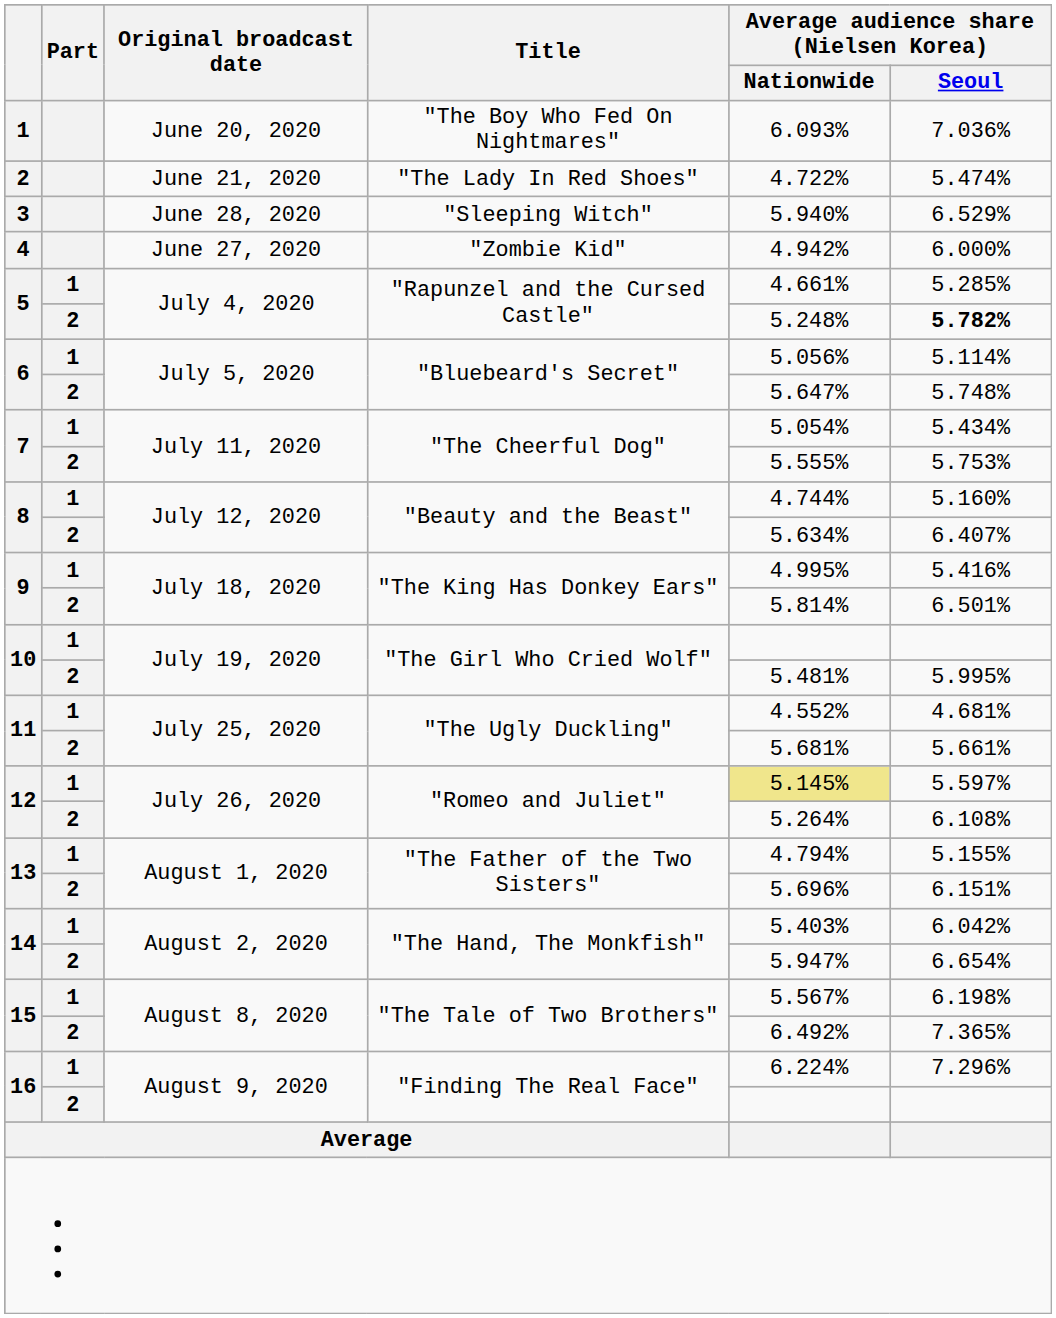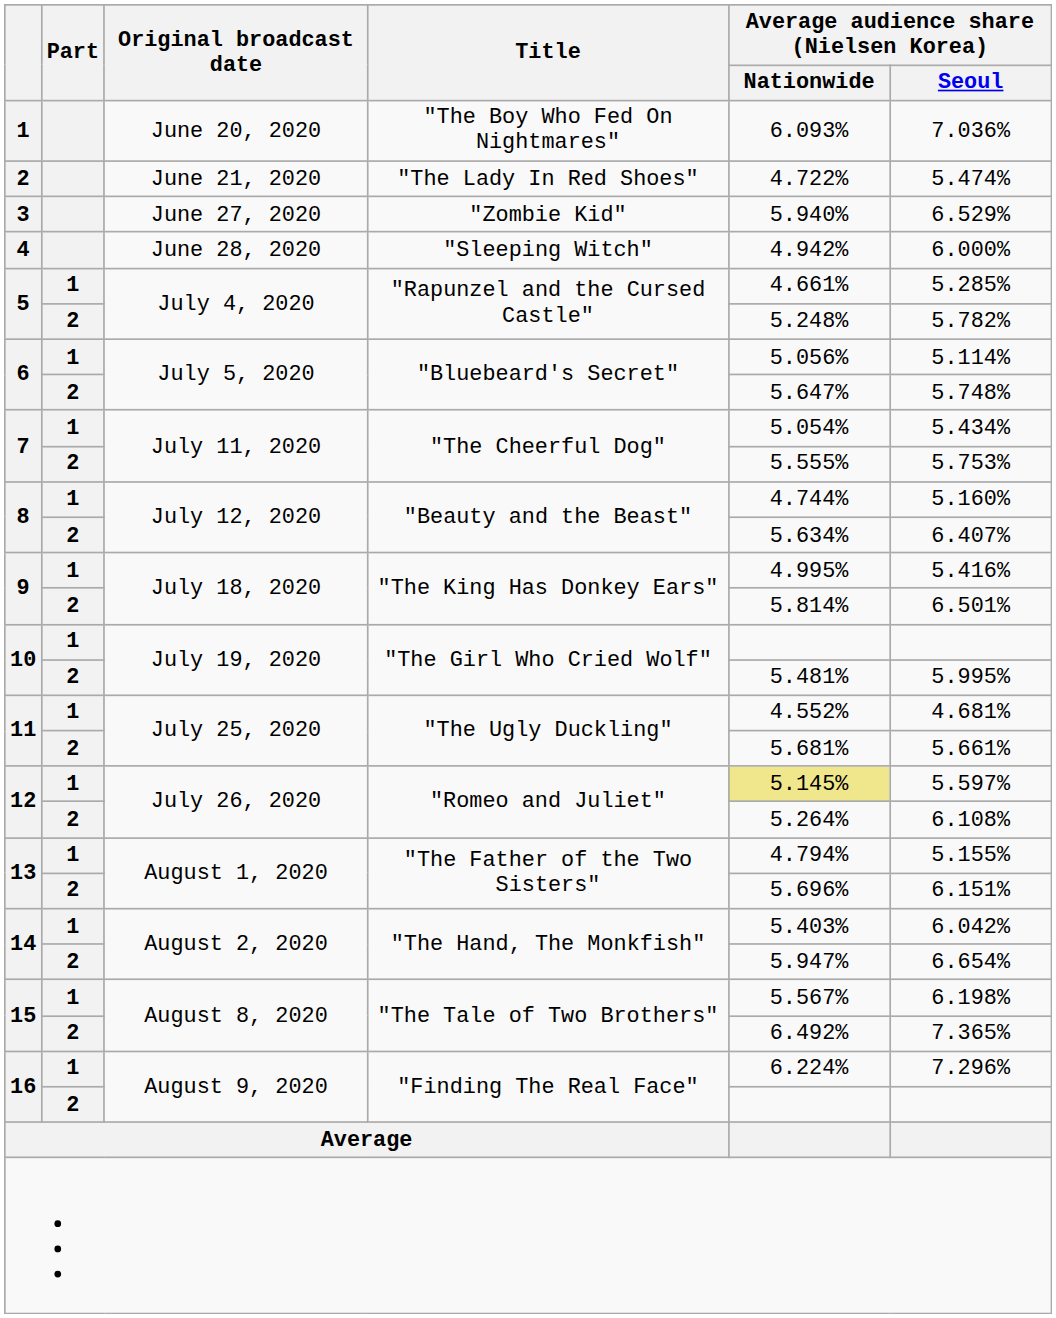(236, 215) June 28, 2020 -> (236, 215) June 27, 2020
(548, 215) "Sleeping Witch" -> (548, 215) "Zombie Kid"
(236, 250) June 27, 2020 -> (236, 250) June 28, 2020
(548, 250) "Zombie Kid" -> (548, 250) "Sleeping Witch"
(971, 321) bold -> (971, 321) normal
